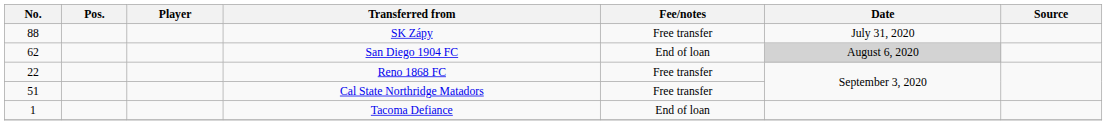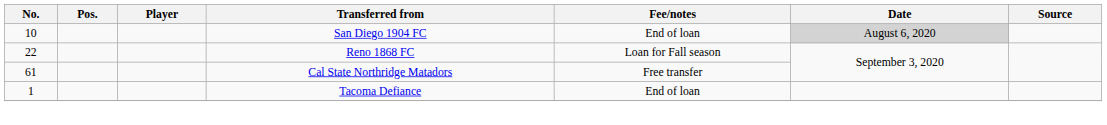- row: (412, 33)
(33, 52) 62 -> (31, 33) 10
(683, 72) Free transfer -> (673, 52) Loan for Fall season
(33, 91) 51 -> (31, 72) 61
